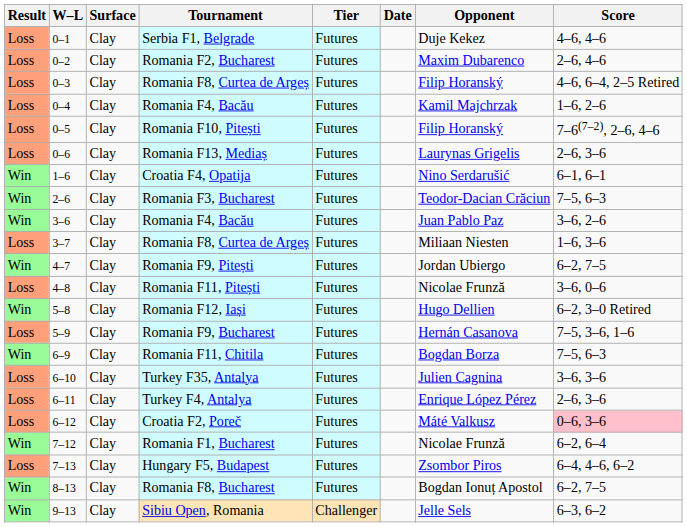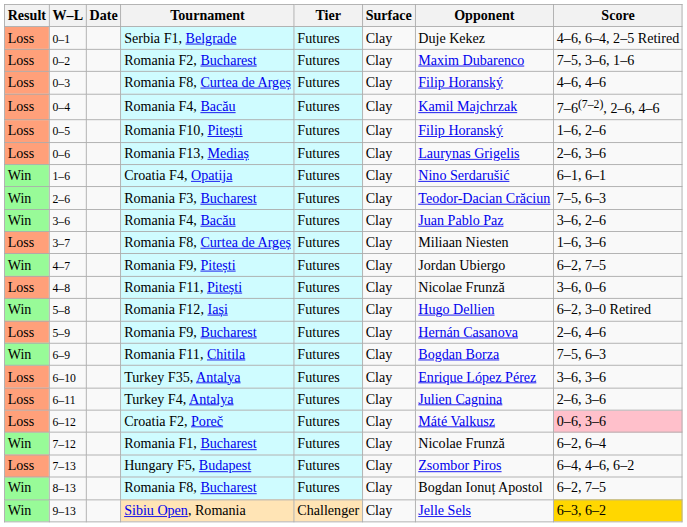columns swapped: (398, 15) <-> (113, 15)
(581, 37) 4–6, 4–6 -> (618, 37) 4–6, 6–4, 2–5 Retired
(581, 60) 2–6, 4–6 -> (596, 60) 7–5, 3–6, 1–6
(618, 82) 4–6, 6–4, 2–5 Retired -> (581, 82) 4–6, 4–6
(581, 104) 1–6, 2–6 -> (608, 106) 7–6(7–2), 2–6, 4–6
(608, 129) 7–6(7–2), 2–6, 4–6 -> (581, 131) 1–6, 2–6
(596, 332) 7–5, 3–6, 1–6 -> (581, 332) 2–6, 4–6
(460, 376) Julien Cagnina -> (477, 376) Enrique López Pérez
(477, 399) Enrique López Pérez -> (460, 399) Julien Cagnina
(581, 510) no background -> (581, 510) gold background
